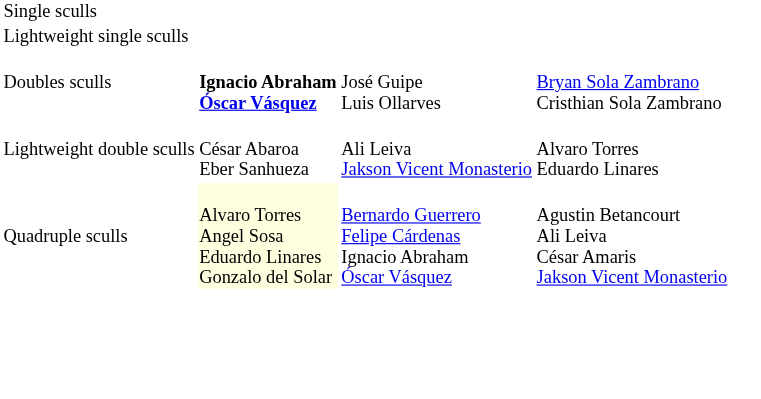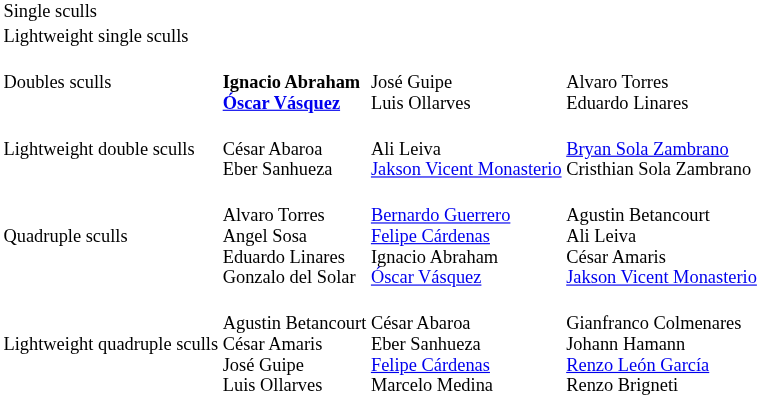(629, 92) Bryan Sola Zambrano Cristhian Sola Zambrano -> (627, 92) Alvaro Torres Eduardo Linares
(598, 159) Alvaro Torres Eduardo Linares -> (659, 159) Bryan Sola Zambrano Cristhian Sola Zambrano
(266, 246) lightyellow background -> (289, 246) no background
+ row: (111, 344)
